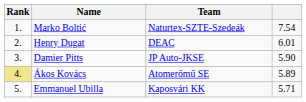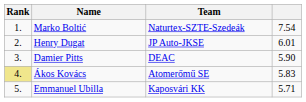(161, 43) DEAC -> (176, 43) JP Auto-JKSE
(176, 58) JP Auto-JKSE -> (161, 58) DEAC
(287, 74) 5.89 -> (287, 74) 5.83
